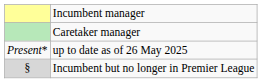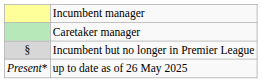rows swapped: (154, 68) <-> (120, 50)
